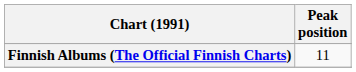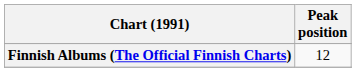(323, 55) 11 -> (323, 55) 12
